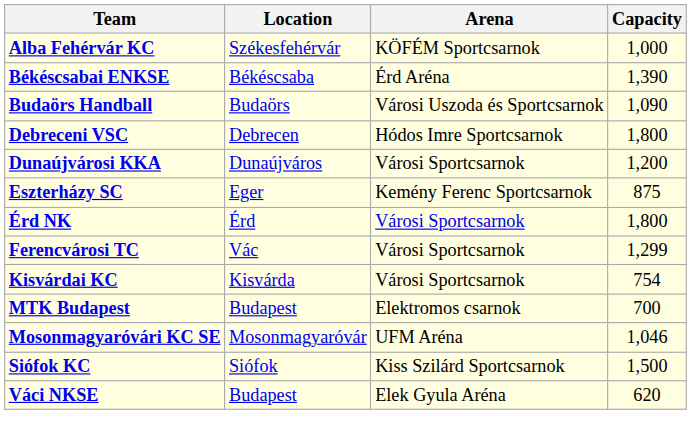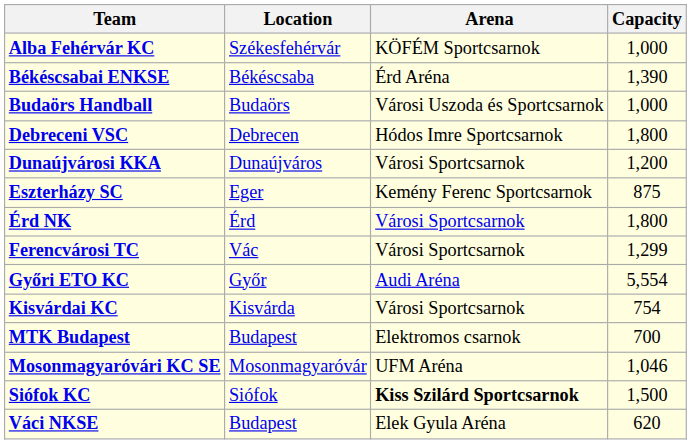(647, 105) 1,090 -> (647, 105) 1,000
+ row: (69, 279)
(470, 366) normal -> (477, 395) bold
